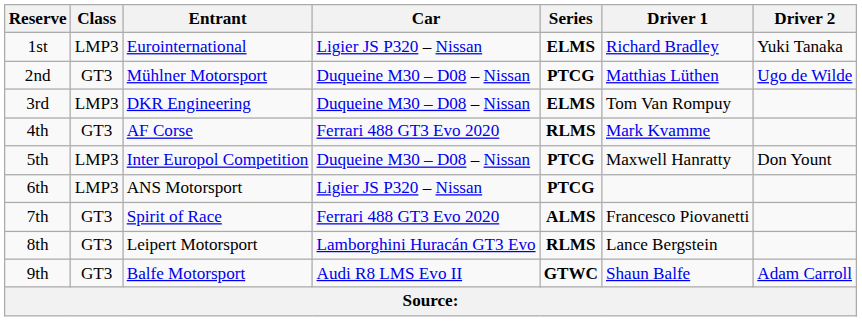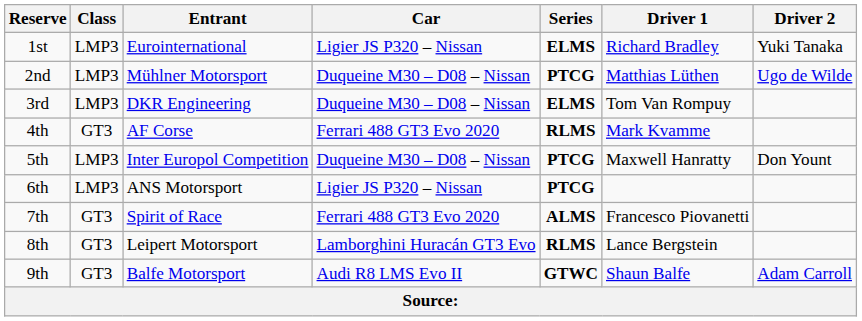(97, 74) GT3 -> (97, 74) LMP3
